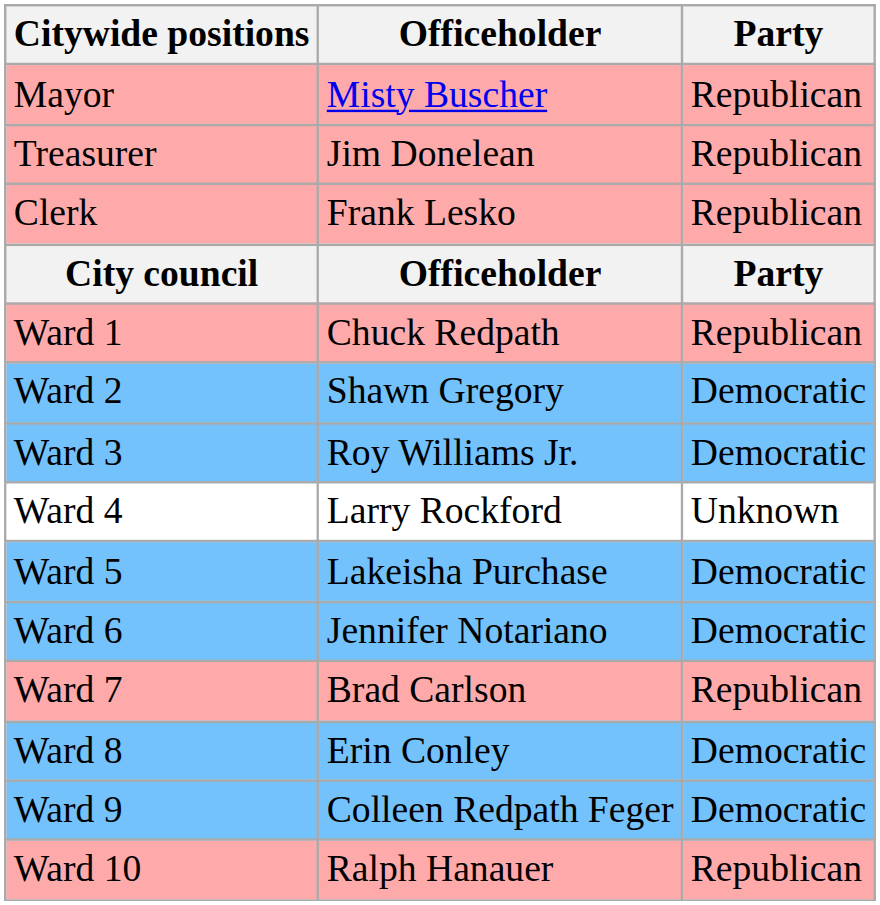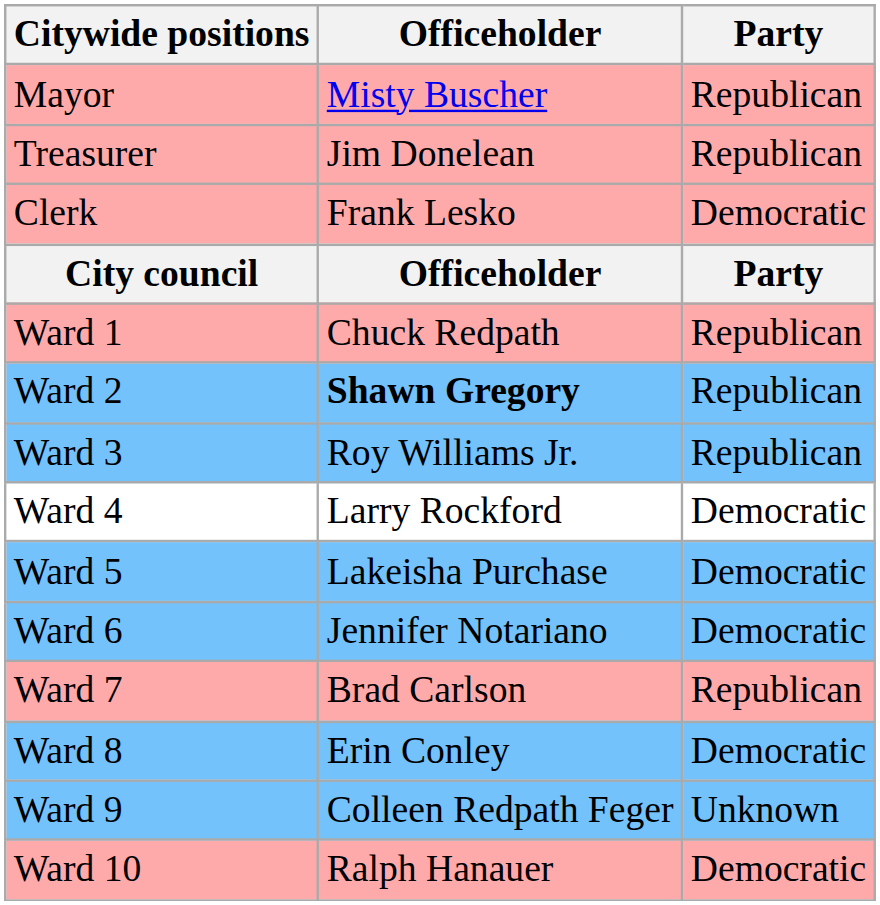(776, 213) Republican -> (778, 213) Democratic
(445, 392) normal -> (453, 392) bold
(778, 392) Democratic -> (776, 392) Republican
(778, 451) Democratic -> (776, 451) Republican
(765, 511) Unknown -> (778, 511) Democratic
(778, 809) Democratic -> (765, 809) Unknown
(776, 869) Republican -> (778, 869) Democratic
